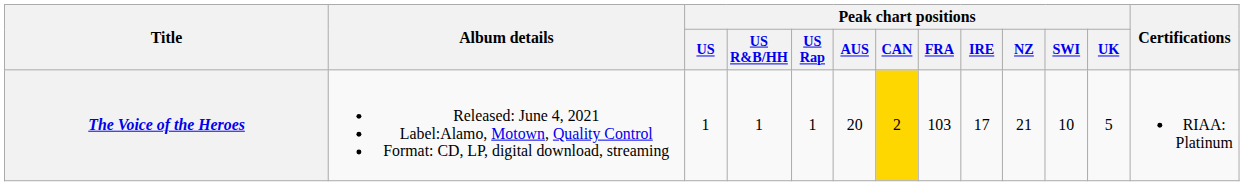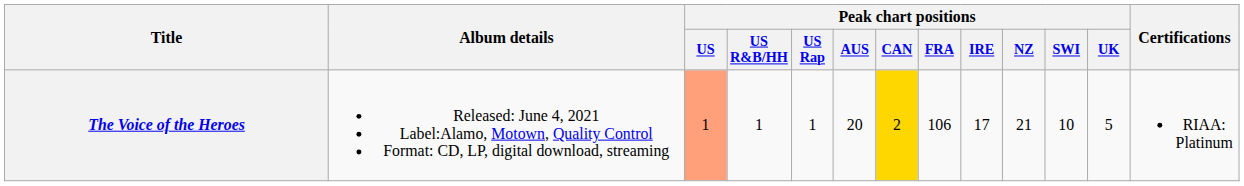(706, 125) no background -> (706, 125) lightsalmon background
(939, 125) 103 -> (939, 125) 106
